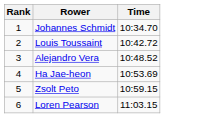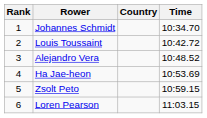+ column: (138, 12)
